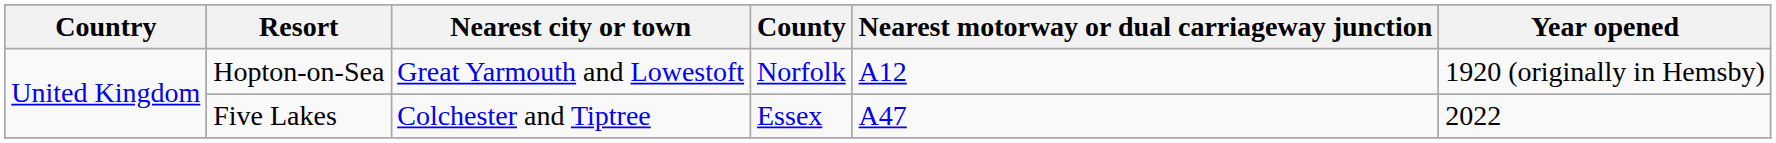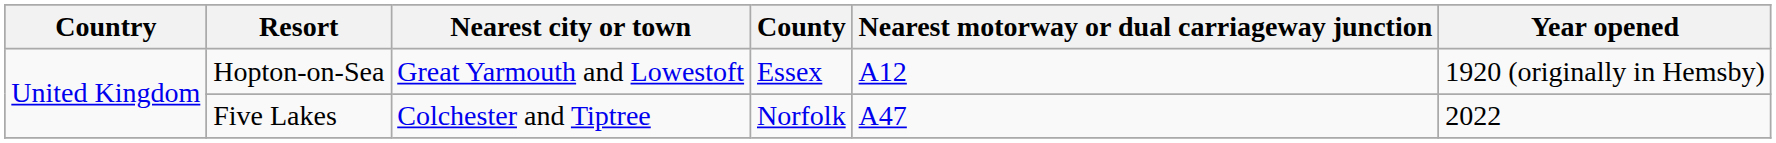(801, 71) Norfolk -> (790, 71) Essex
(790, 115) Essex -> (801, 115) Norfolk
